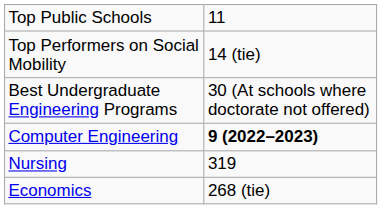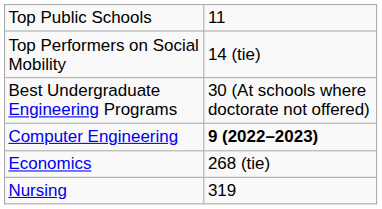rows swapped: (50, 190) <-> (38, 163)
